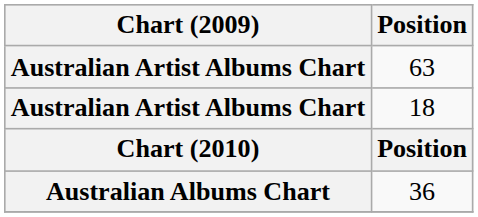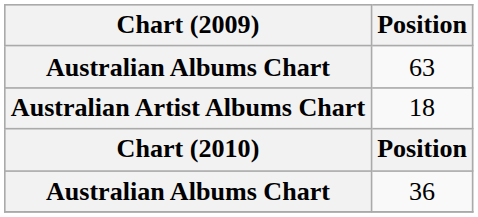(188, 66) Australian Artist Albums Chart -> (188, 66) Australian Albums Chart
